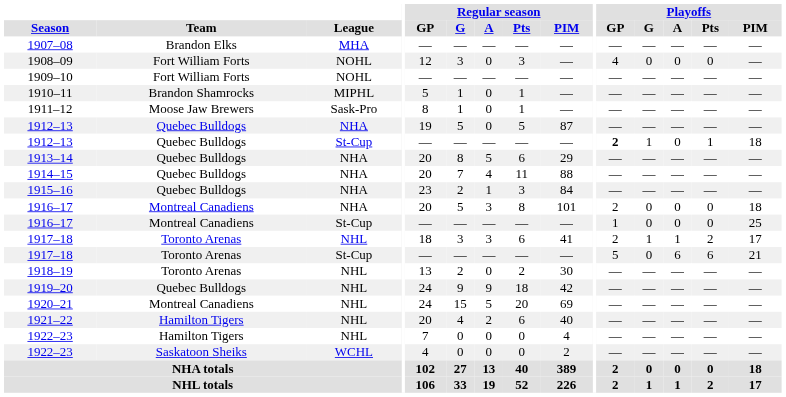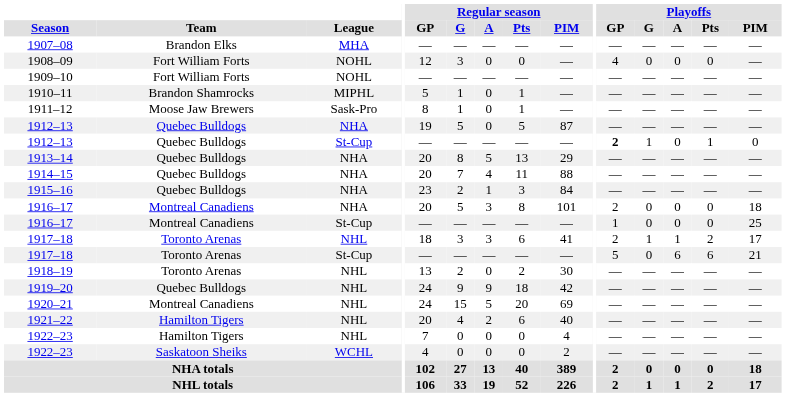(522, 60) 3 -> (522, 60) 0
(755, 141) 18 -> (755, 141) 0
(522, 157) 6 -> (522, 157) 13
